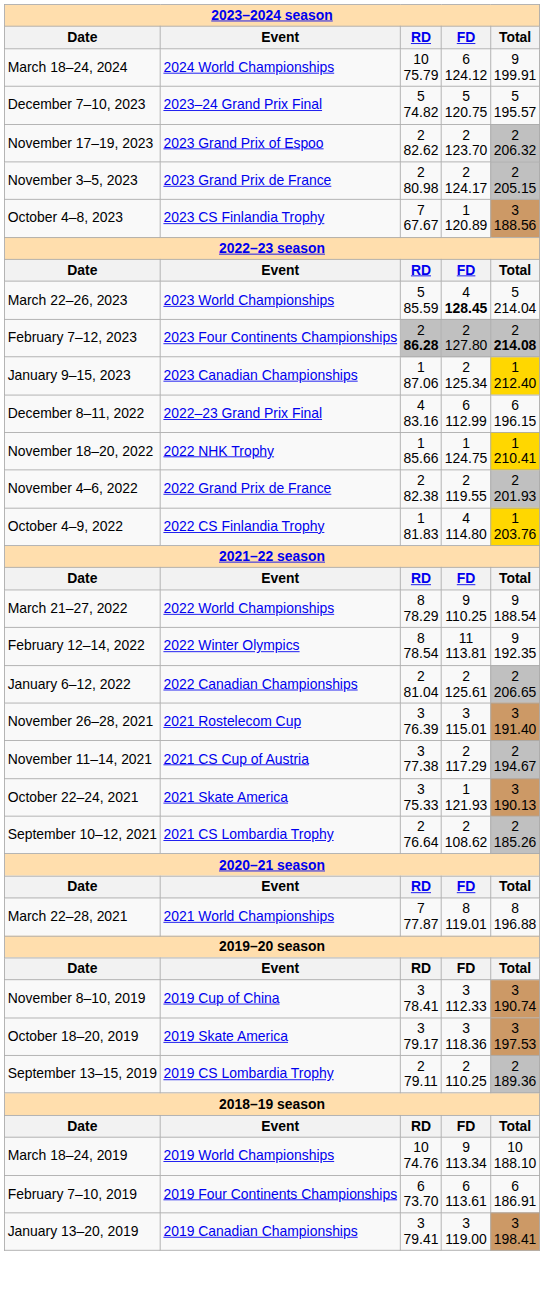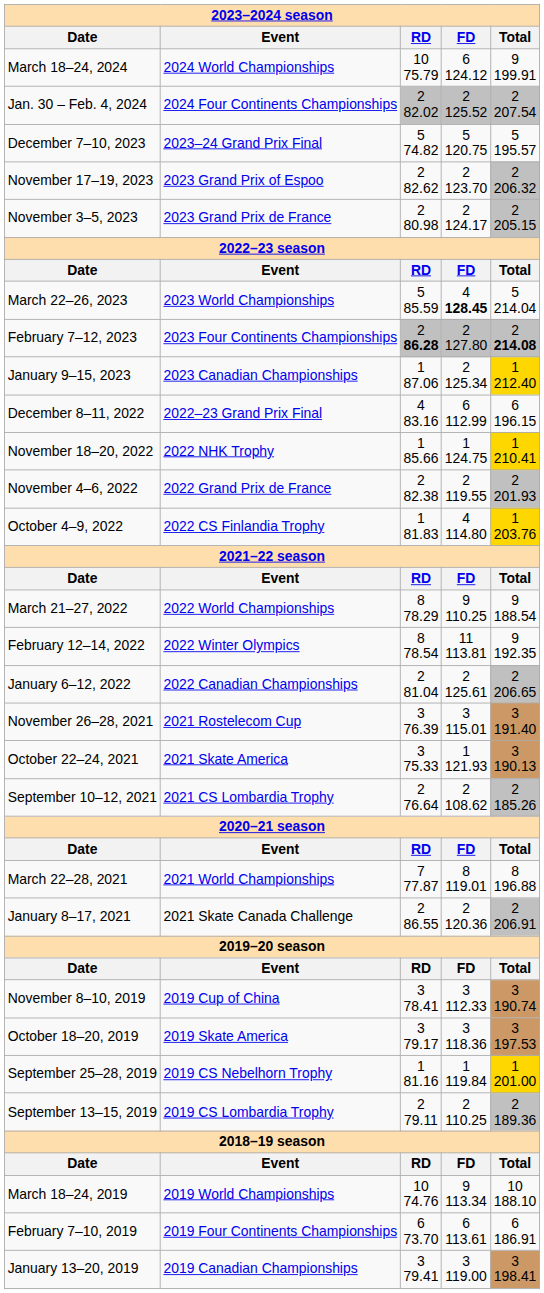+ row: (77, 105)
- row: (65, 218)
- row: (80, 759)
+ row: (69, 916)
+ row: (82, 1074)
